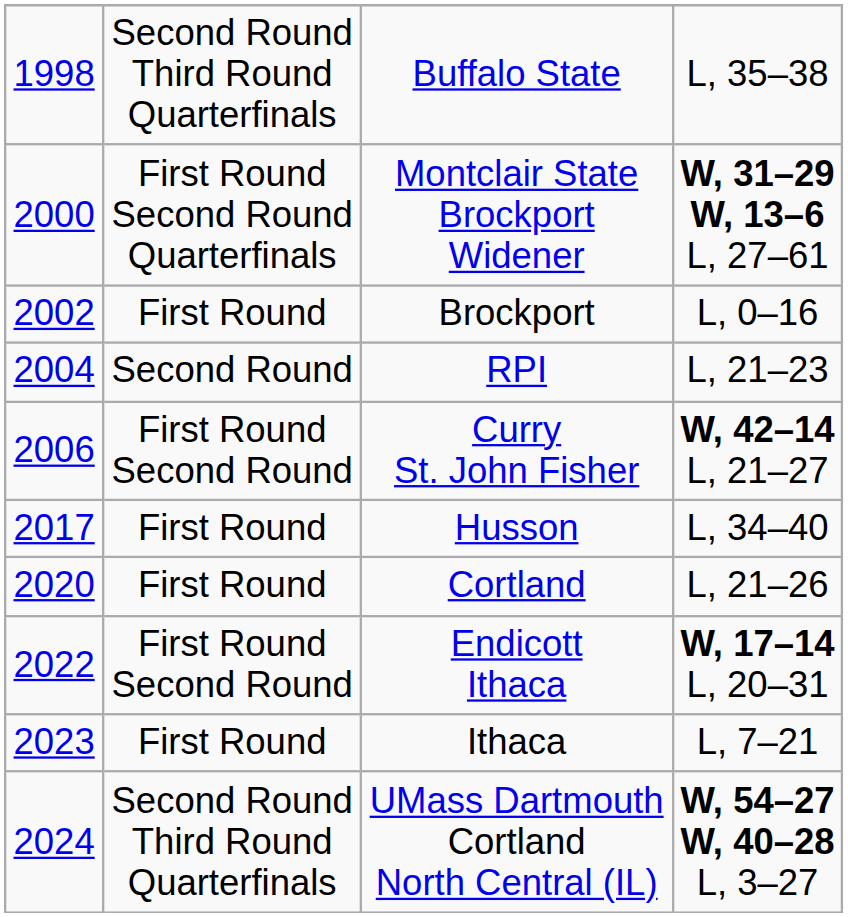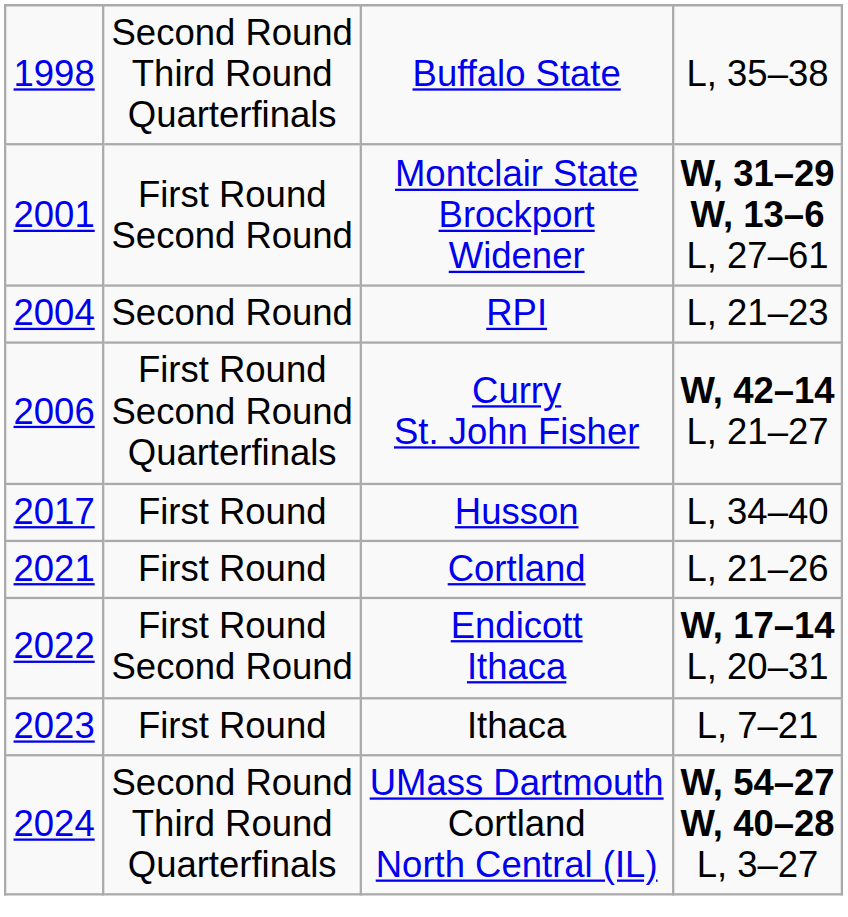(54, 214) 2000 -> (54, 214) 2001
(232, 214) First Round Second Round Quarterfinals -> (232, 214) First Round Second Round
- row: (517, 313)
(232, 449) First Round Second Round -> (232, 412) First Round Second Round Quarterfinals
(54, 585) 2020 -> (54, 568) 2021
